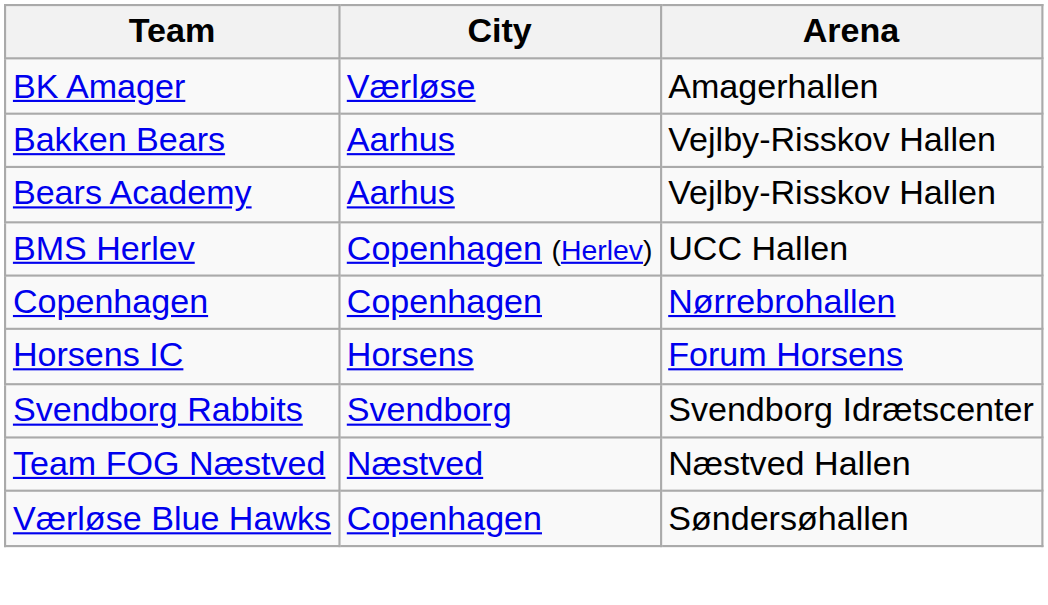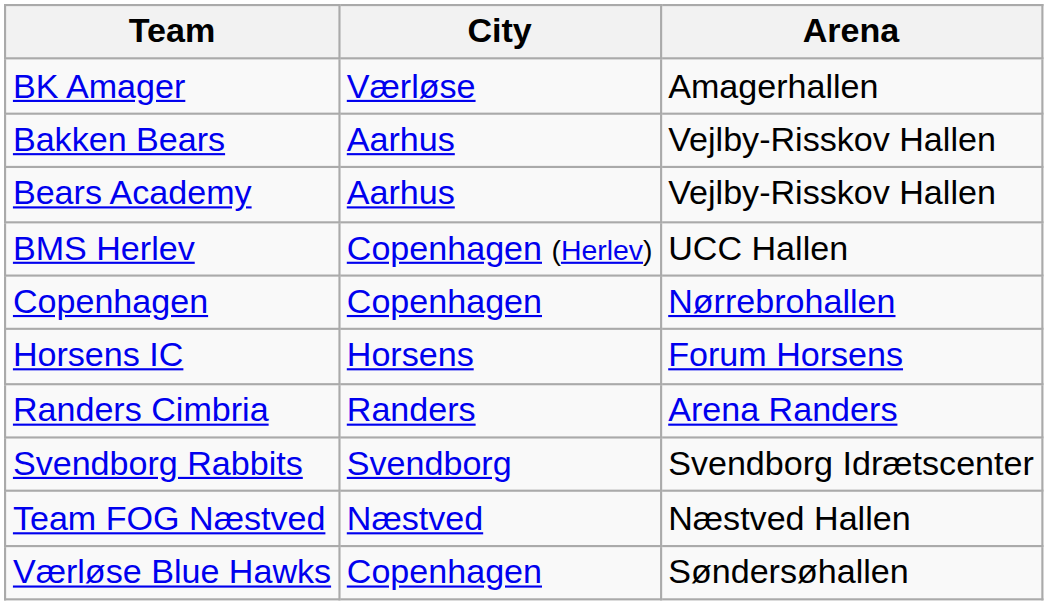+ row: (141, 409)
